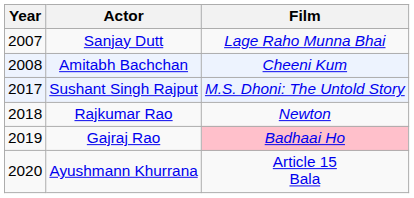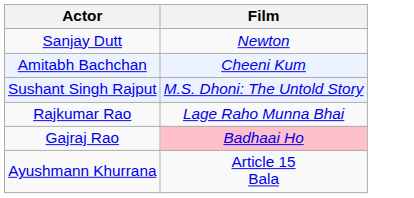- column: (25, 16)
(305, 41) Lage Raho Munna Bhai -> (264, 41) Newton
(305, 114) Newton -> (264, 114) Lage Raho Munna Bhai
